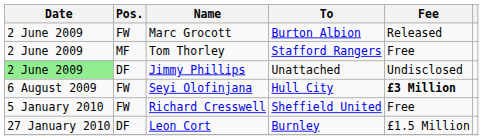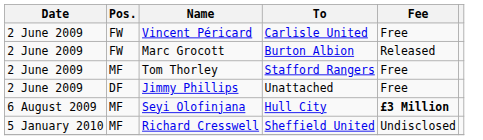+ row: (197, 32)
(45, 70) lightgreen background -> (45, 88) no background
(425, 70) Undisclosed -> (394, 88) Free
(123, 88) FW -> (116, 107) MF
(123, 107) FW -> (116, 126) MF
(401, 107) Free -> (418, 126) Undisclosed
- row: (180, 126)
